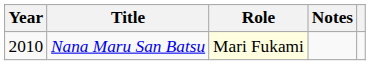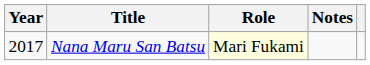(26, 45) 2010 -> (26, 45) 2017
